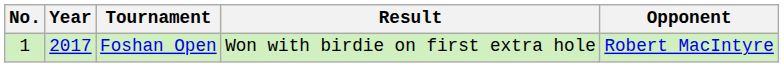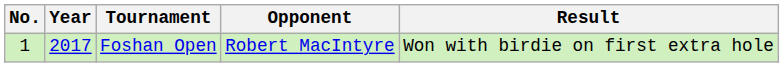columns swapped: (689, 19) <-> (411, 19)
